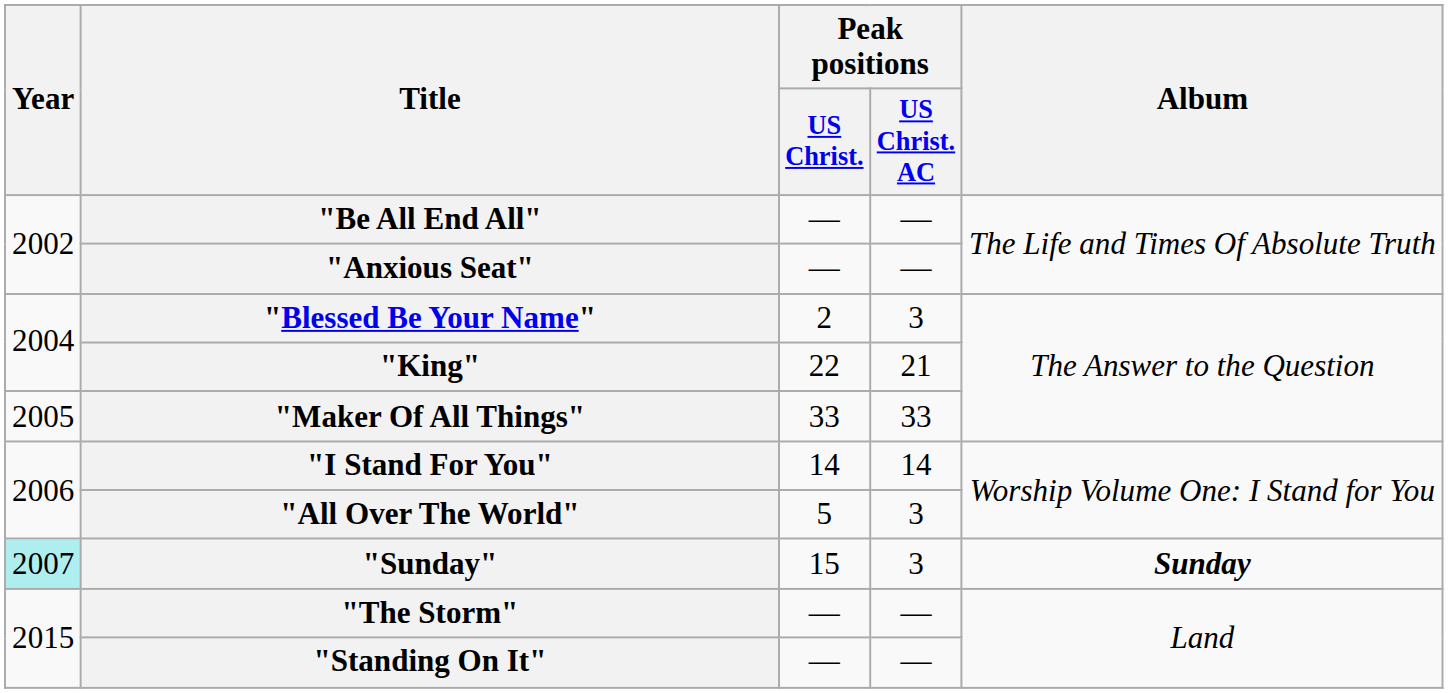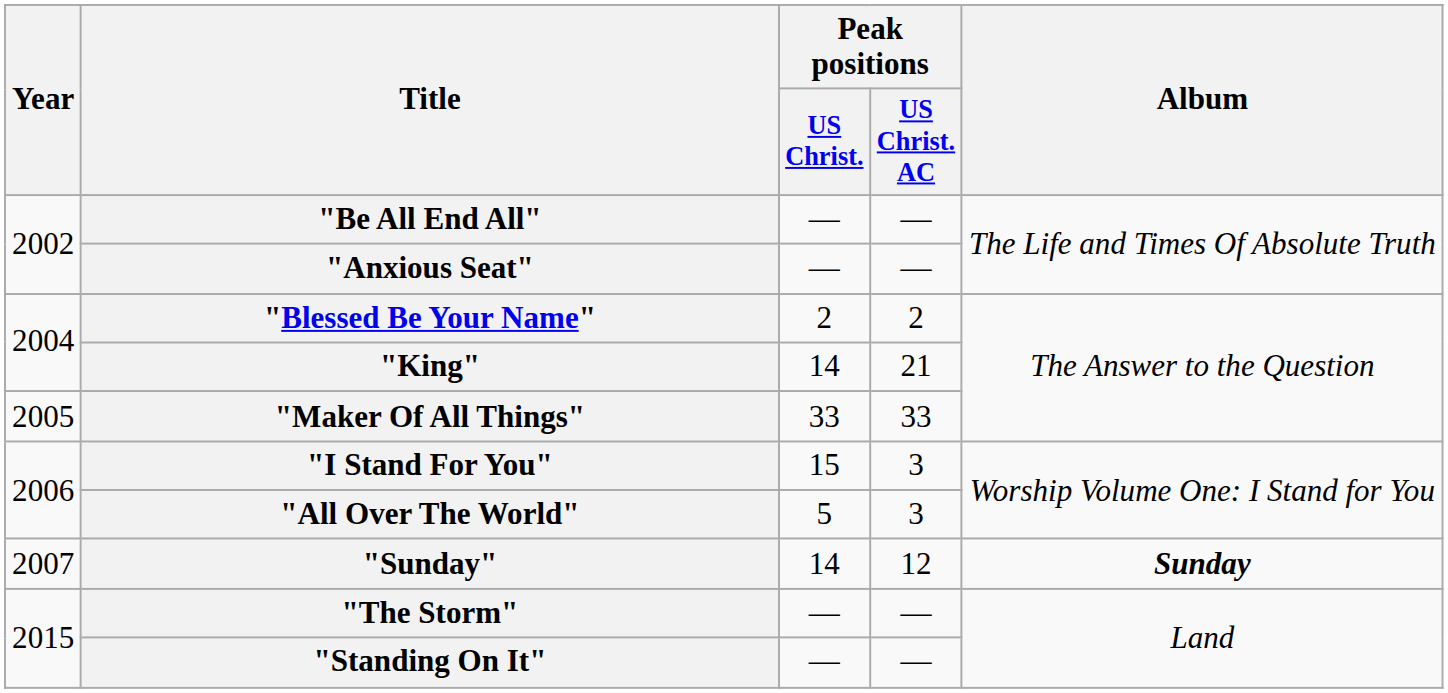(916, 317) 3 -> (916, 317) 2
(824, 366) 22 -> (824, 366) 14
(824, 465) 14 -> (824, 465) 15
(916, 465) 14 -> (916, 465) 3
(43, 563) paleturquoise background -> (43, 563) no background
(824, 563) 15 -> (824, 563) 14
(916, 563) 3 -> (916, 563) 12
